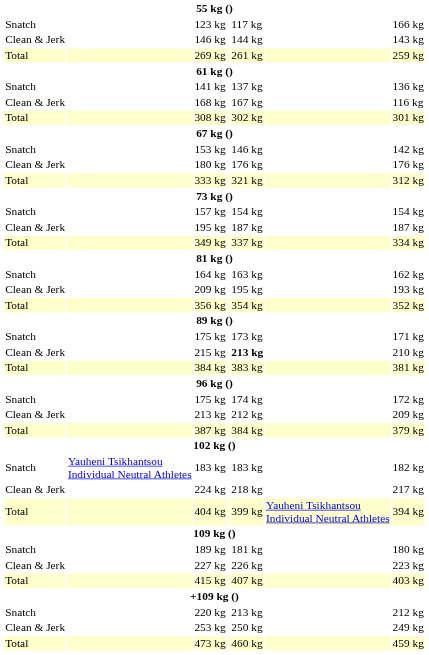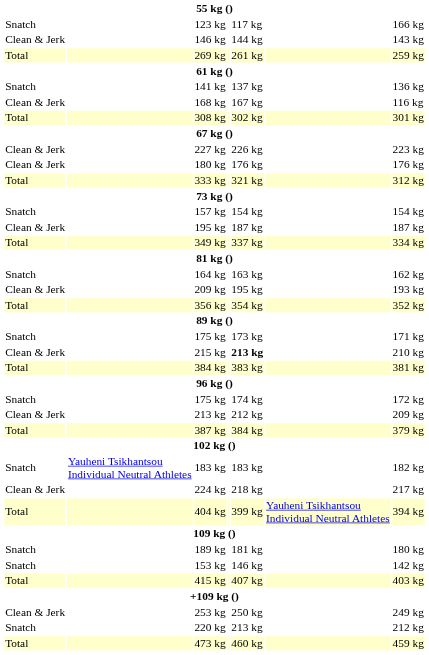rows swapped: (21, 149) <-> (35, 565)
rows swapped: (21, 612) <-> (35, 627)
